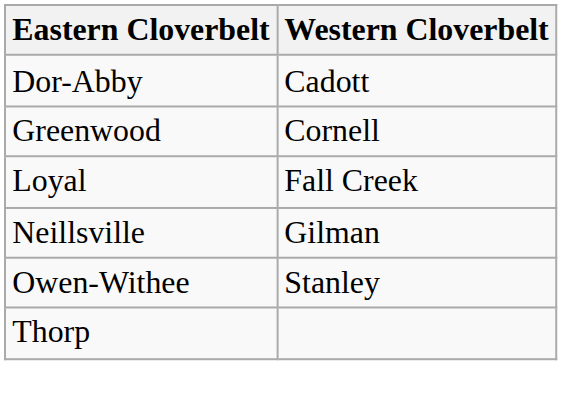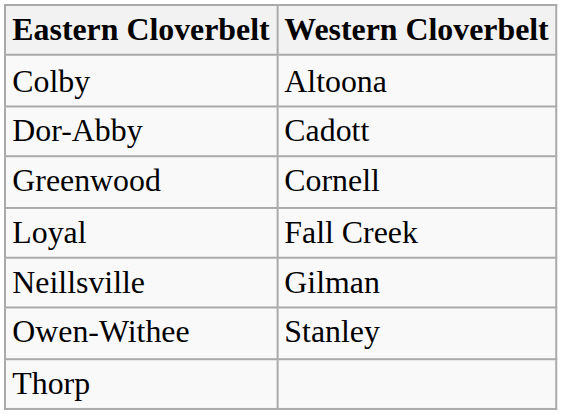+ row: (51, 80)
